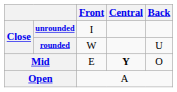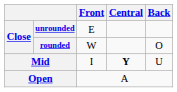(92, 29) I -> (92, 29) E
(159, 45) U -> (159, 45) O
(92, 62) E -> (92, 62) I
(159, 62) O -> (159, 62) U
